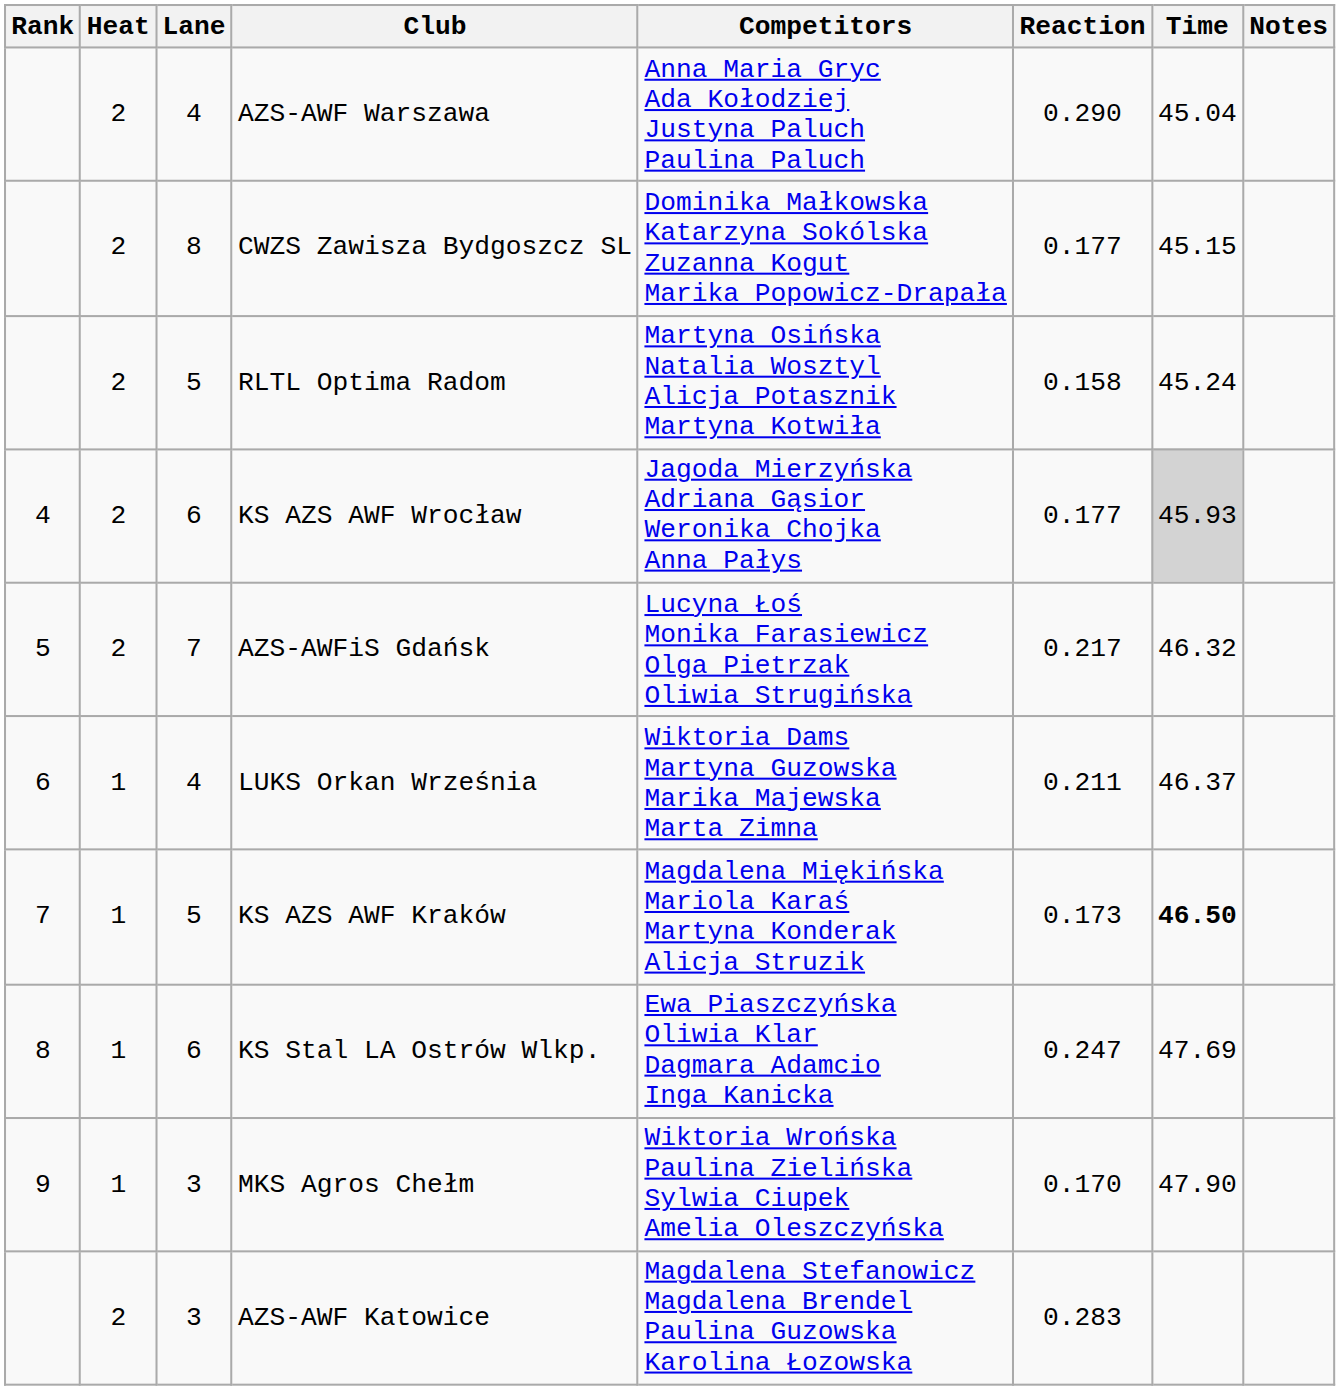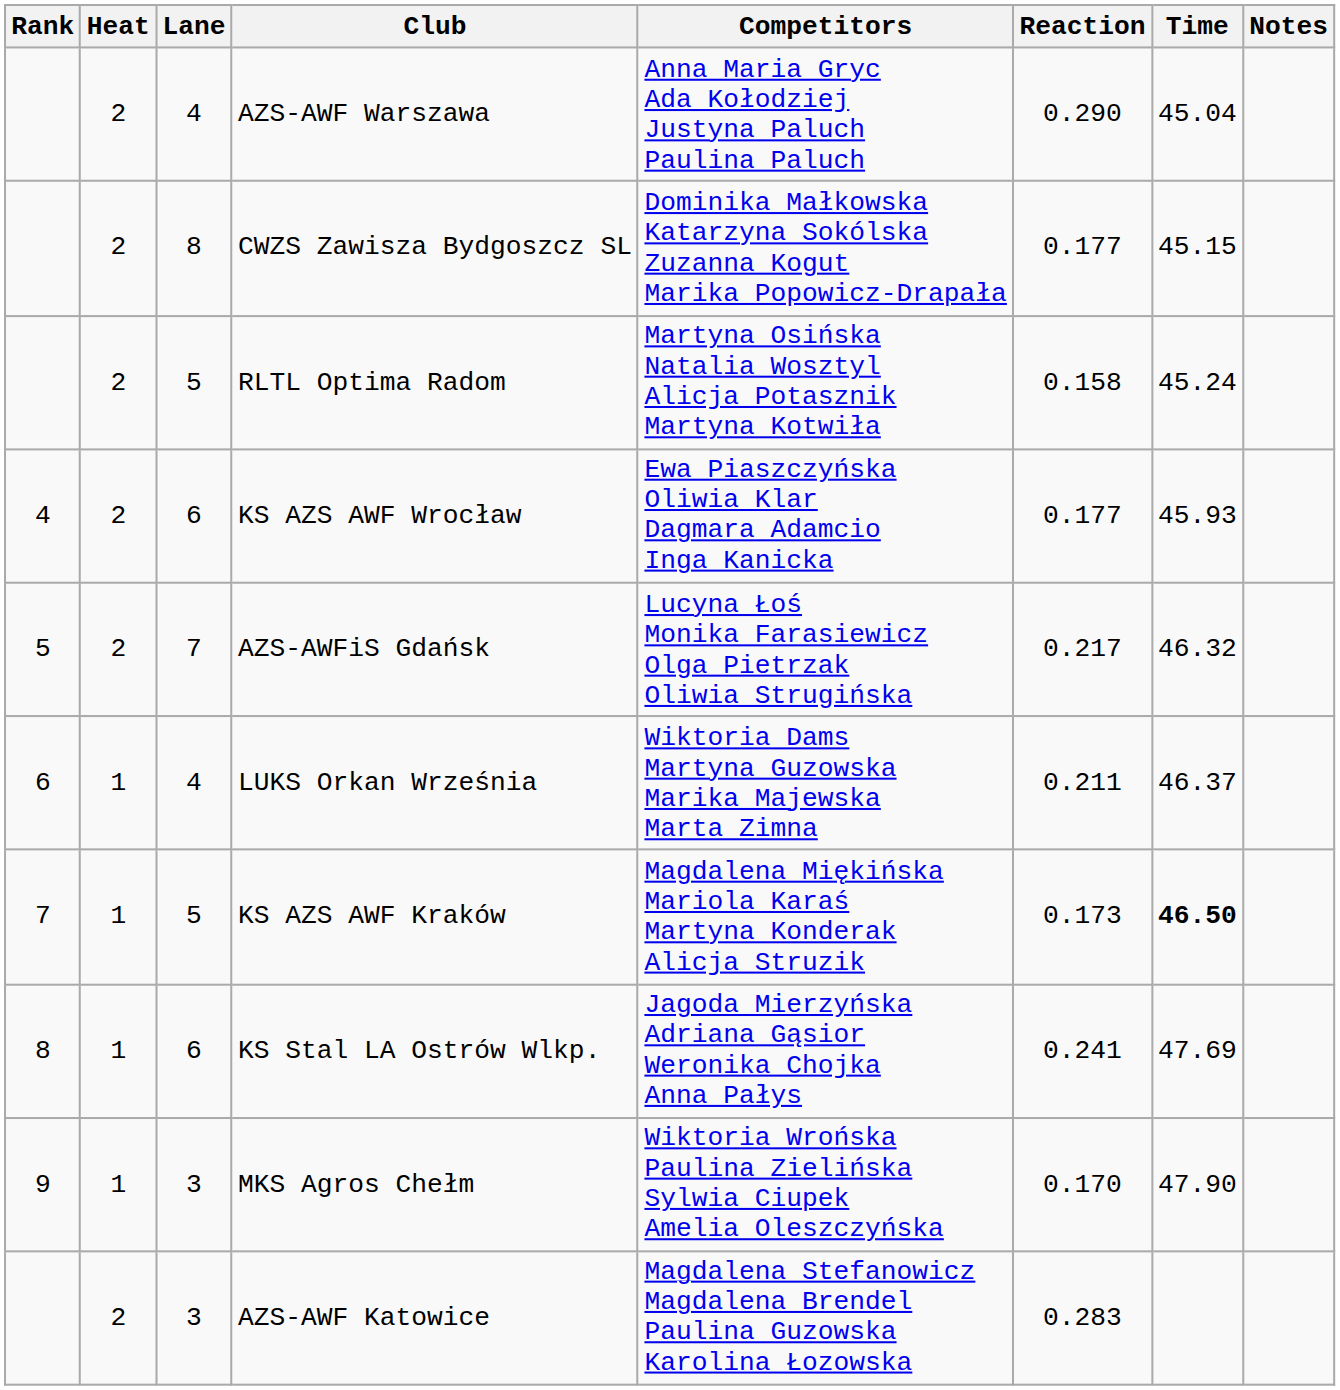(778, 516) Jagoda Mierzyńska Adriana Gąsior Weronika Chojka Anna Pałys -> (771, 516) Ewa Piaszczyńska Oliwia Klar Dagmara Adamcio Inga Kanicka
(1197, 516) lightgrey background -> (1197, 516) no background
(771, 1051) Ewa Piaszczyńska Oliwia Klar Dagmara Adamcio Inga Kanicka -> (778, 1051) Jagoda Mierzyńska Adriana Gąsior Weronika Chojka Anna Pałys
(1082, 1051) 0.247 -> (1082, 1051) 0.241
